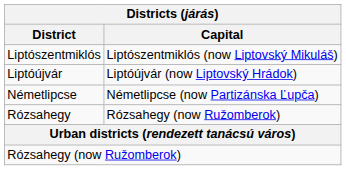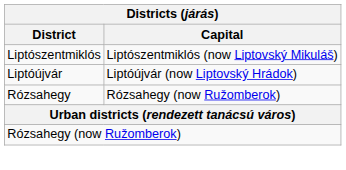- row: (42, 94)
